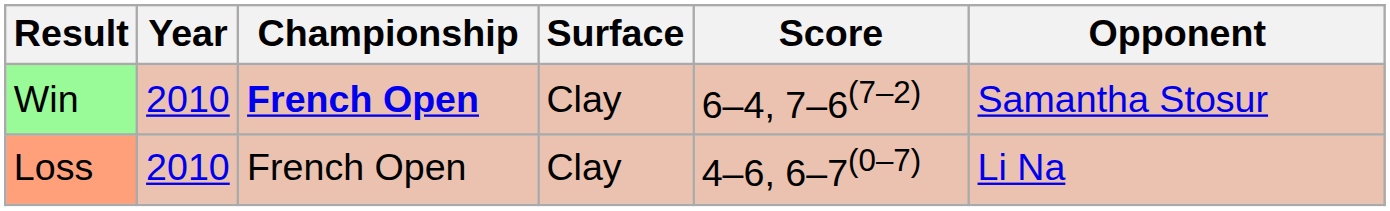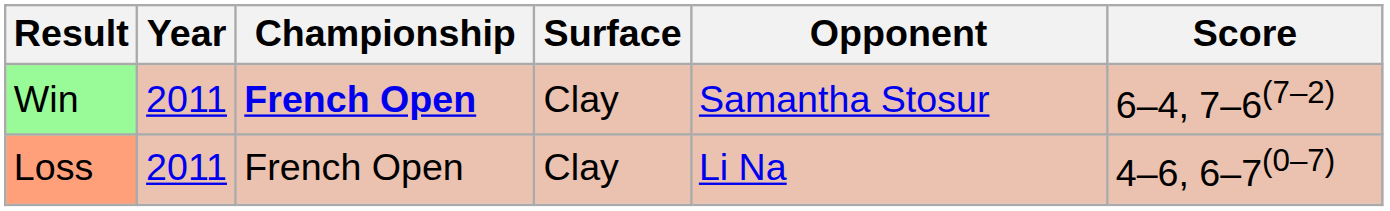columns swapped: (1177, 34) <-> (831, 34)
(188, 99) 2010 -> (187, 99) 2011
(188, 168) 2010 -> (187, 168) 2011
